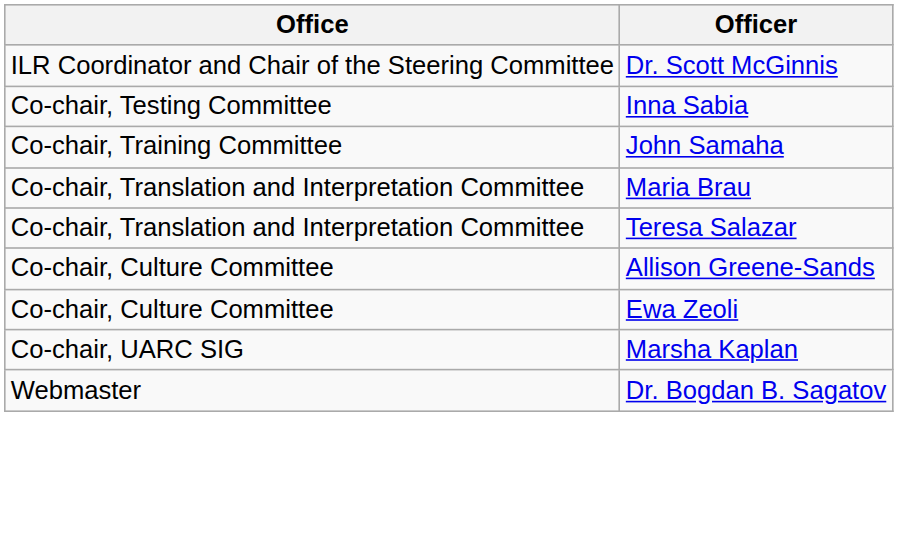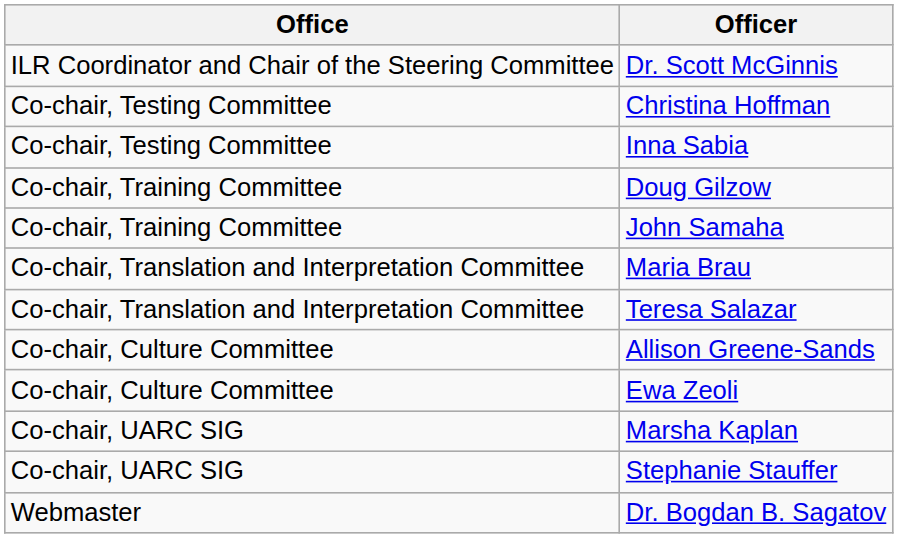+ row: (728, 106)
+ row: (698, 187)
+ row: (732, 471)
